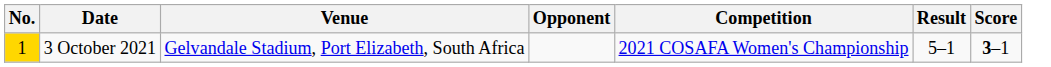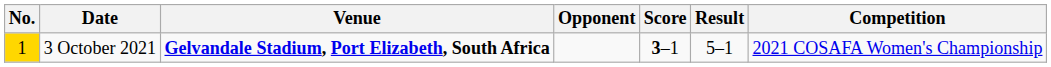columns swapped: (996, 18) <-> (764, 18)
(345, 47) normal -> (357, 47) bold
